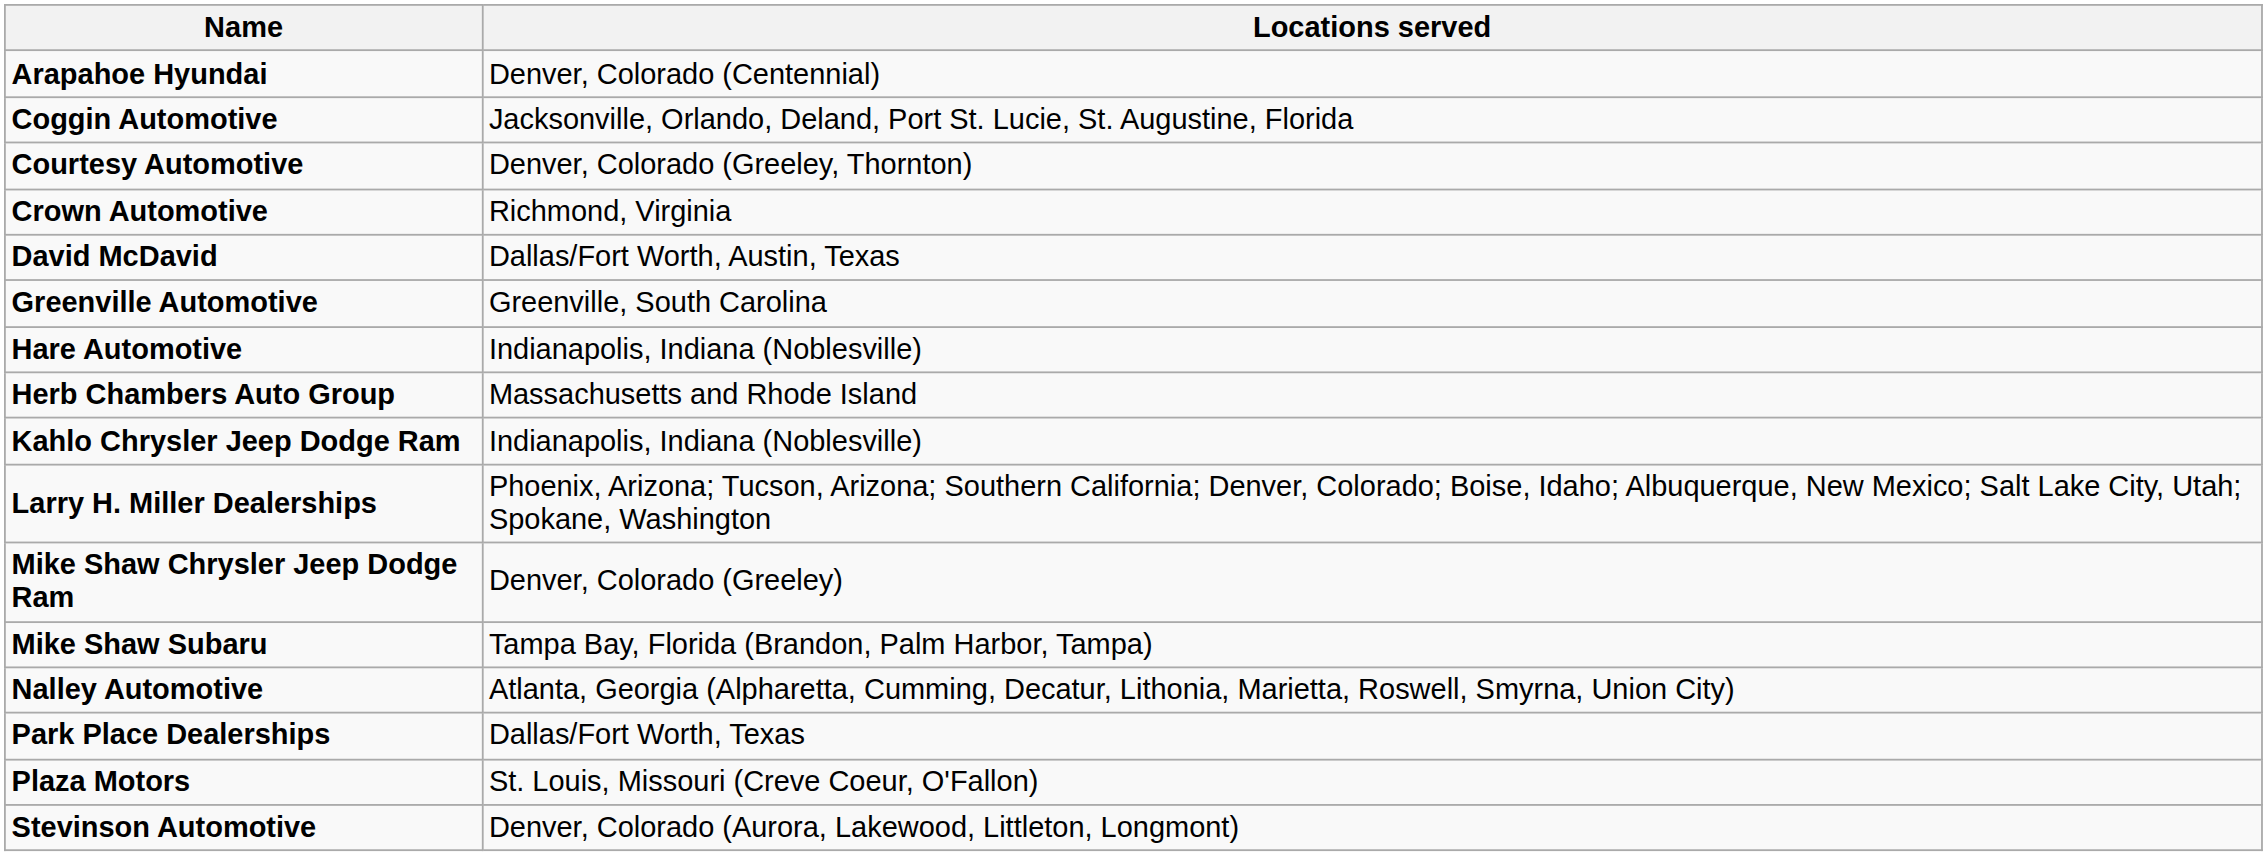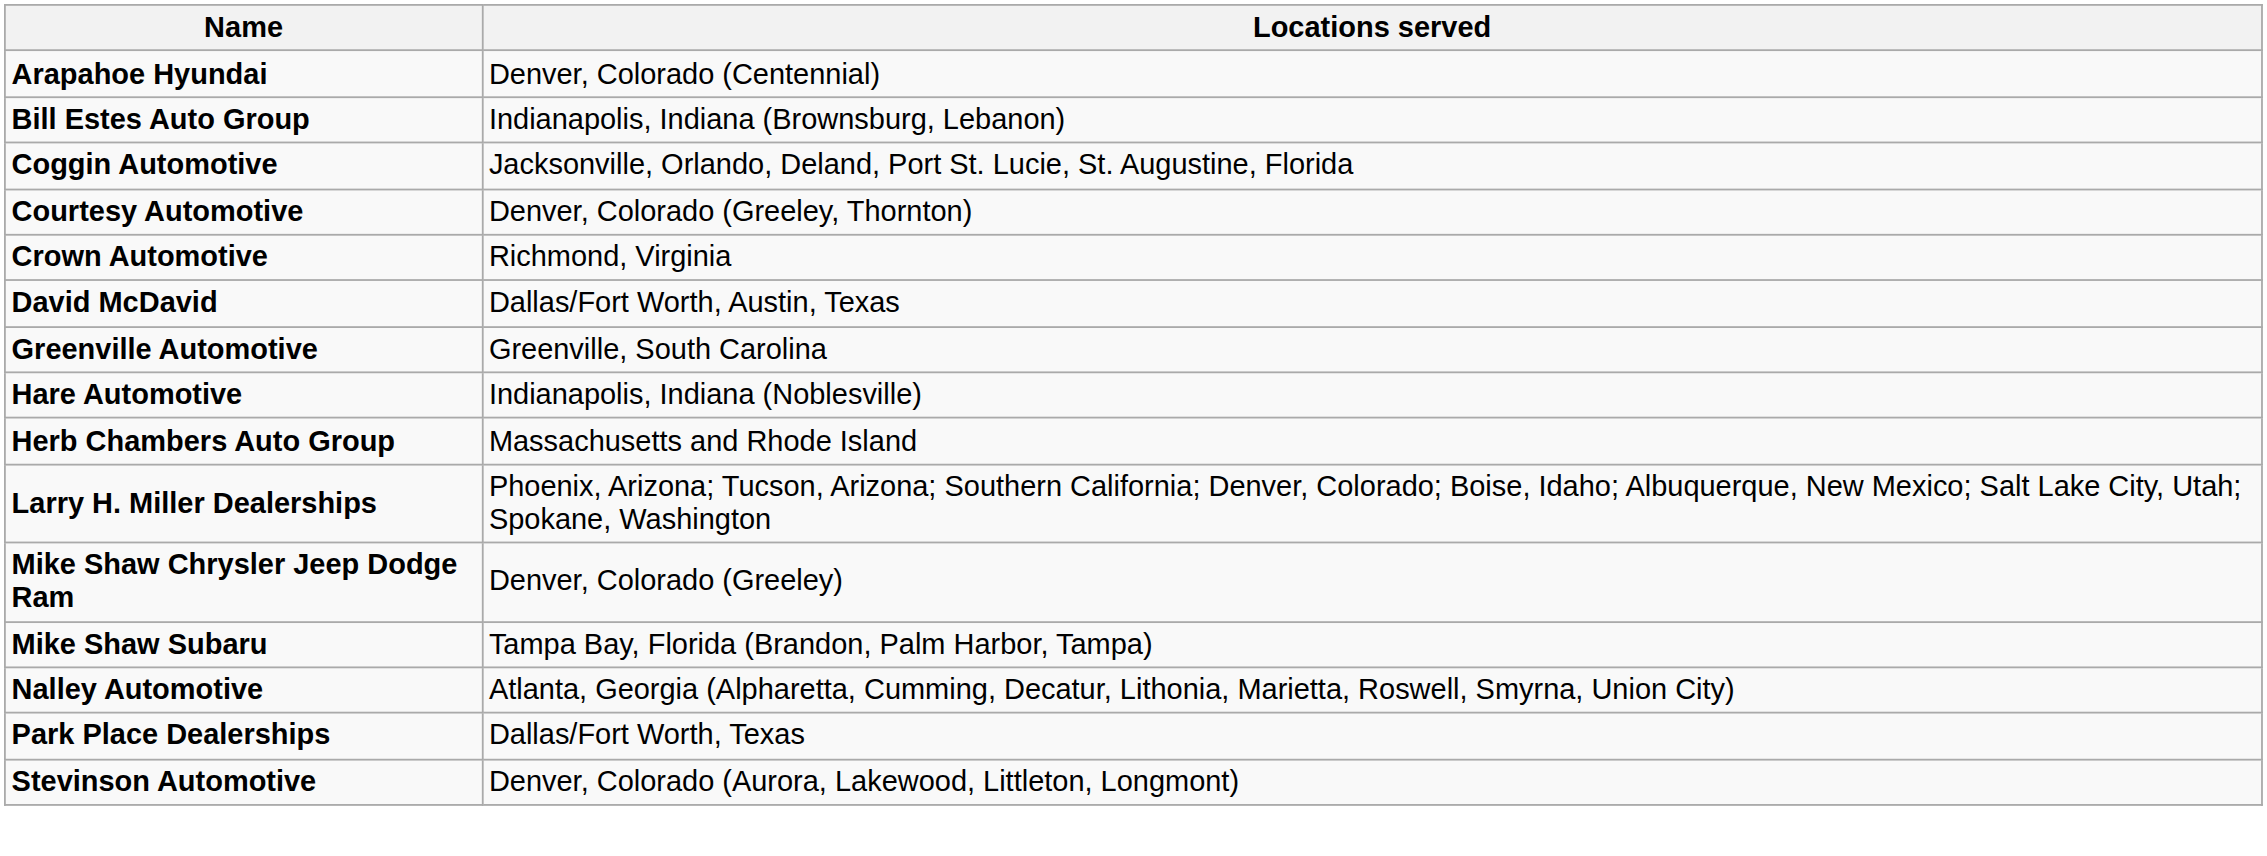+ row: (161, 119)
- row: (236, 440)
- row: (101, 781)
